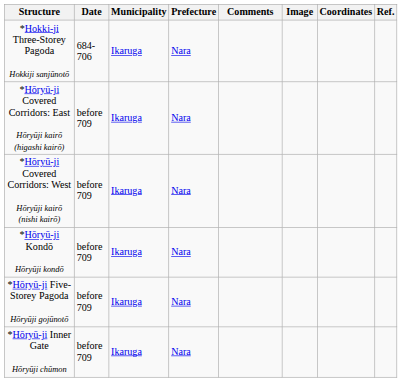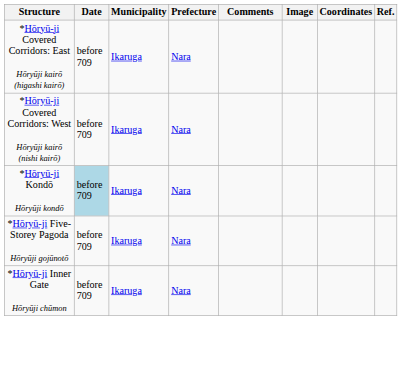- row: (39, 51)
(89, 252) no background -> (89, 190) lightblue background
